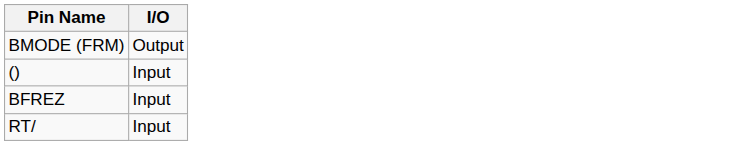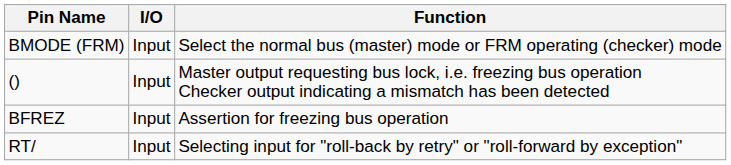+ column: (450, 18)
(158, 45) Output -> (151, 45) Input
